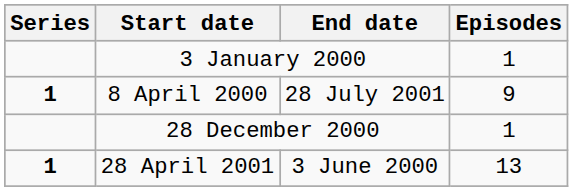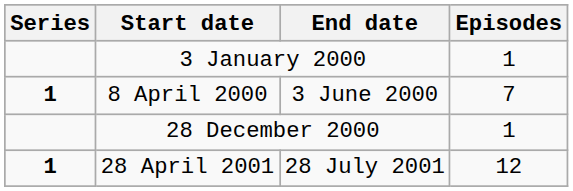(365, 95) 28 July 2001 -> (365, 95) 3 June 2000
(509, 95) 9 -> (509, 95) 7
(365, 168) 3 June 2000 -> (365, 168) 28 July 2001
(509, 168) 13 -> (509, 168) 12
